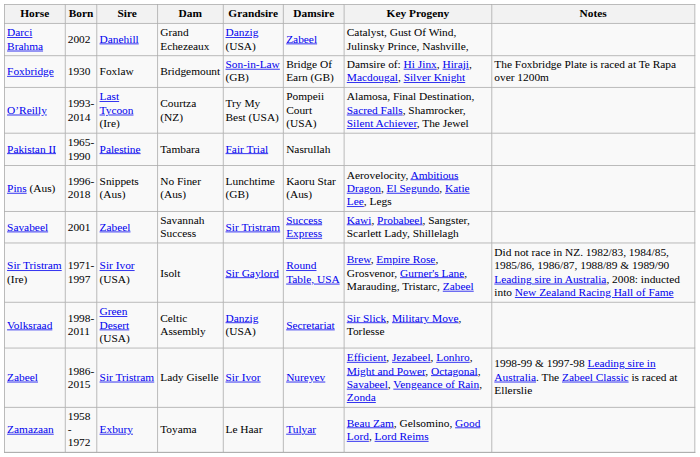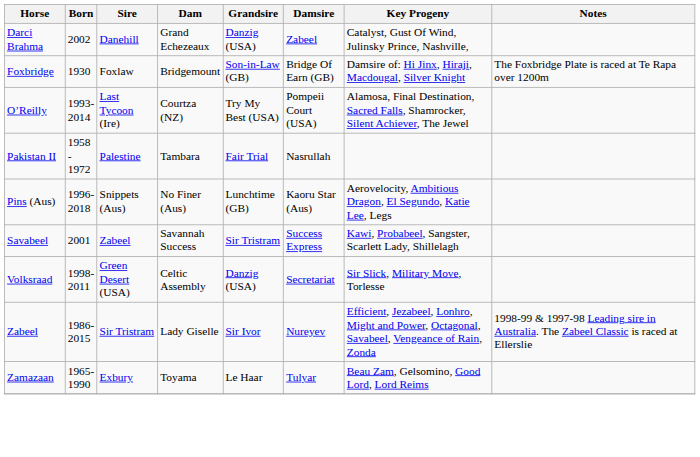(81, 149) 1965-1990 -> (79, 156) 1958 - 1972
- row: (34, 273)
(79, 430) 1958 - 1972 -> (81, 377) 1965-1990
